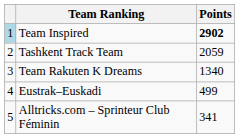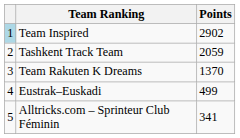(211, 33) bold -> (211, 33) normal
(211, 71) 1340 -> (211, 71) 1370
